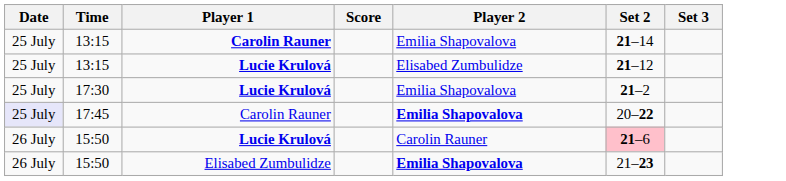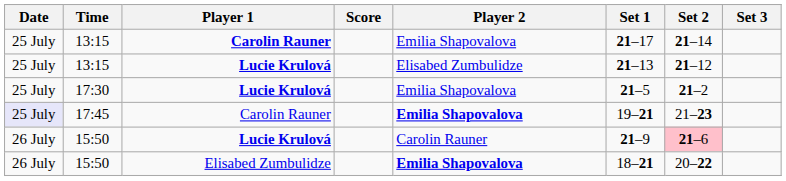+ column: (635, 17)
(635, 114) 20–22 -> (693, 114) 21–23
(635, 163) 21–23 -> (693, 163) 20–22
